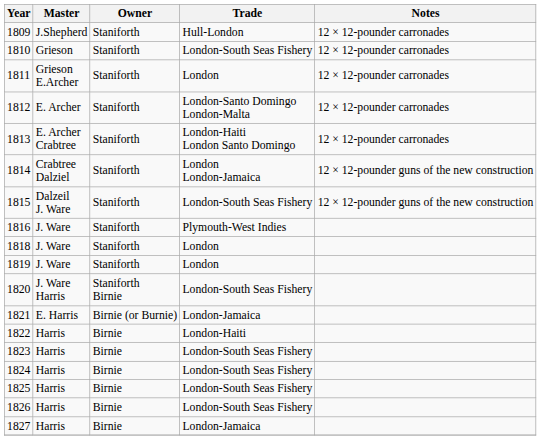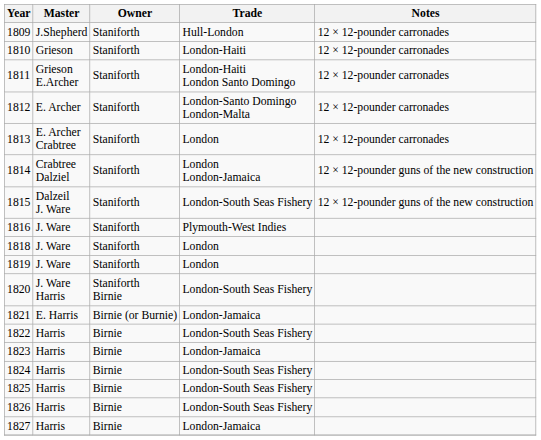(247, 50) London-South Seas Fishery -> (214, 50) London-Haiti
(201, 75) London -> (239, 75) London-Haiti London Santo Domingo
(239, 139) London-Haiti London Santo Domingo -> (201, 139) London
(214, 333) London-Haiti -> (247, 333) London-South Seas Fishery
(247, 351) London-South Seas Fishery -> (221, 351) London-Jamaica
